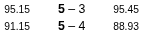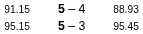rows swapped: (17, 27) <-> (17, 10)
